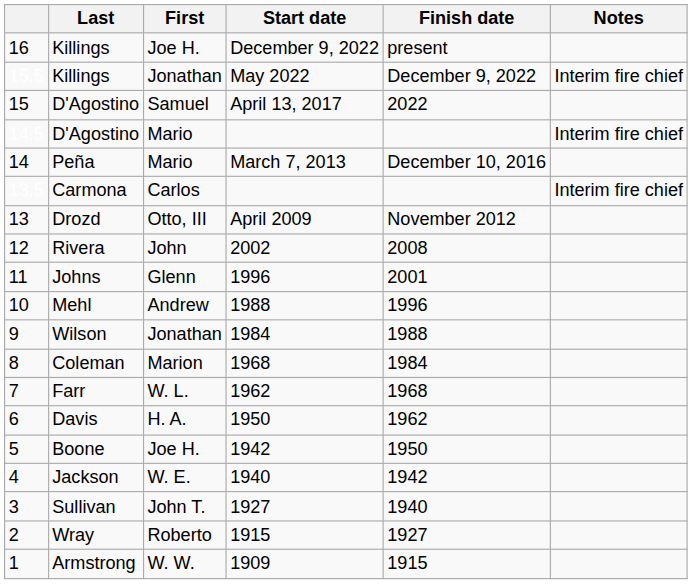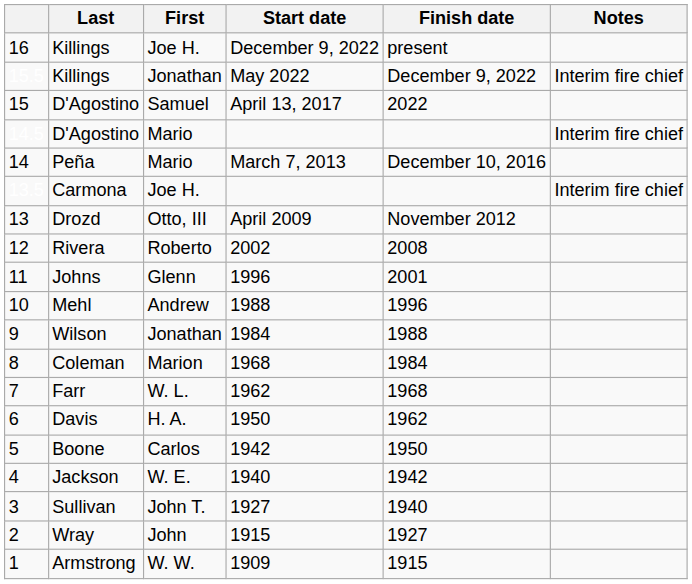(174, 190) Carlos -> (174, 190) Joe H.
(167, 248) John -> (180, 248) Roberto
(174, 448) Joe H. -> (174, 448) Carlos
(180, 534) Roberto -> (167, 534) John
